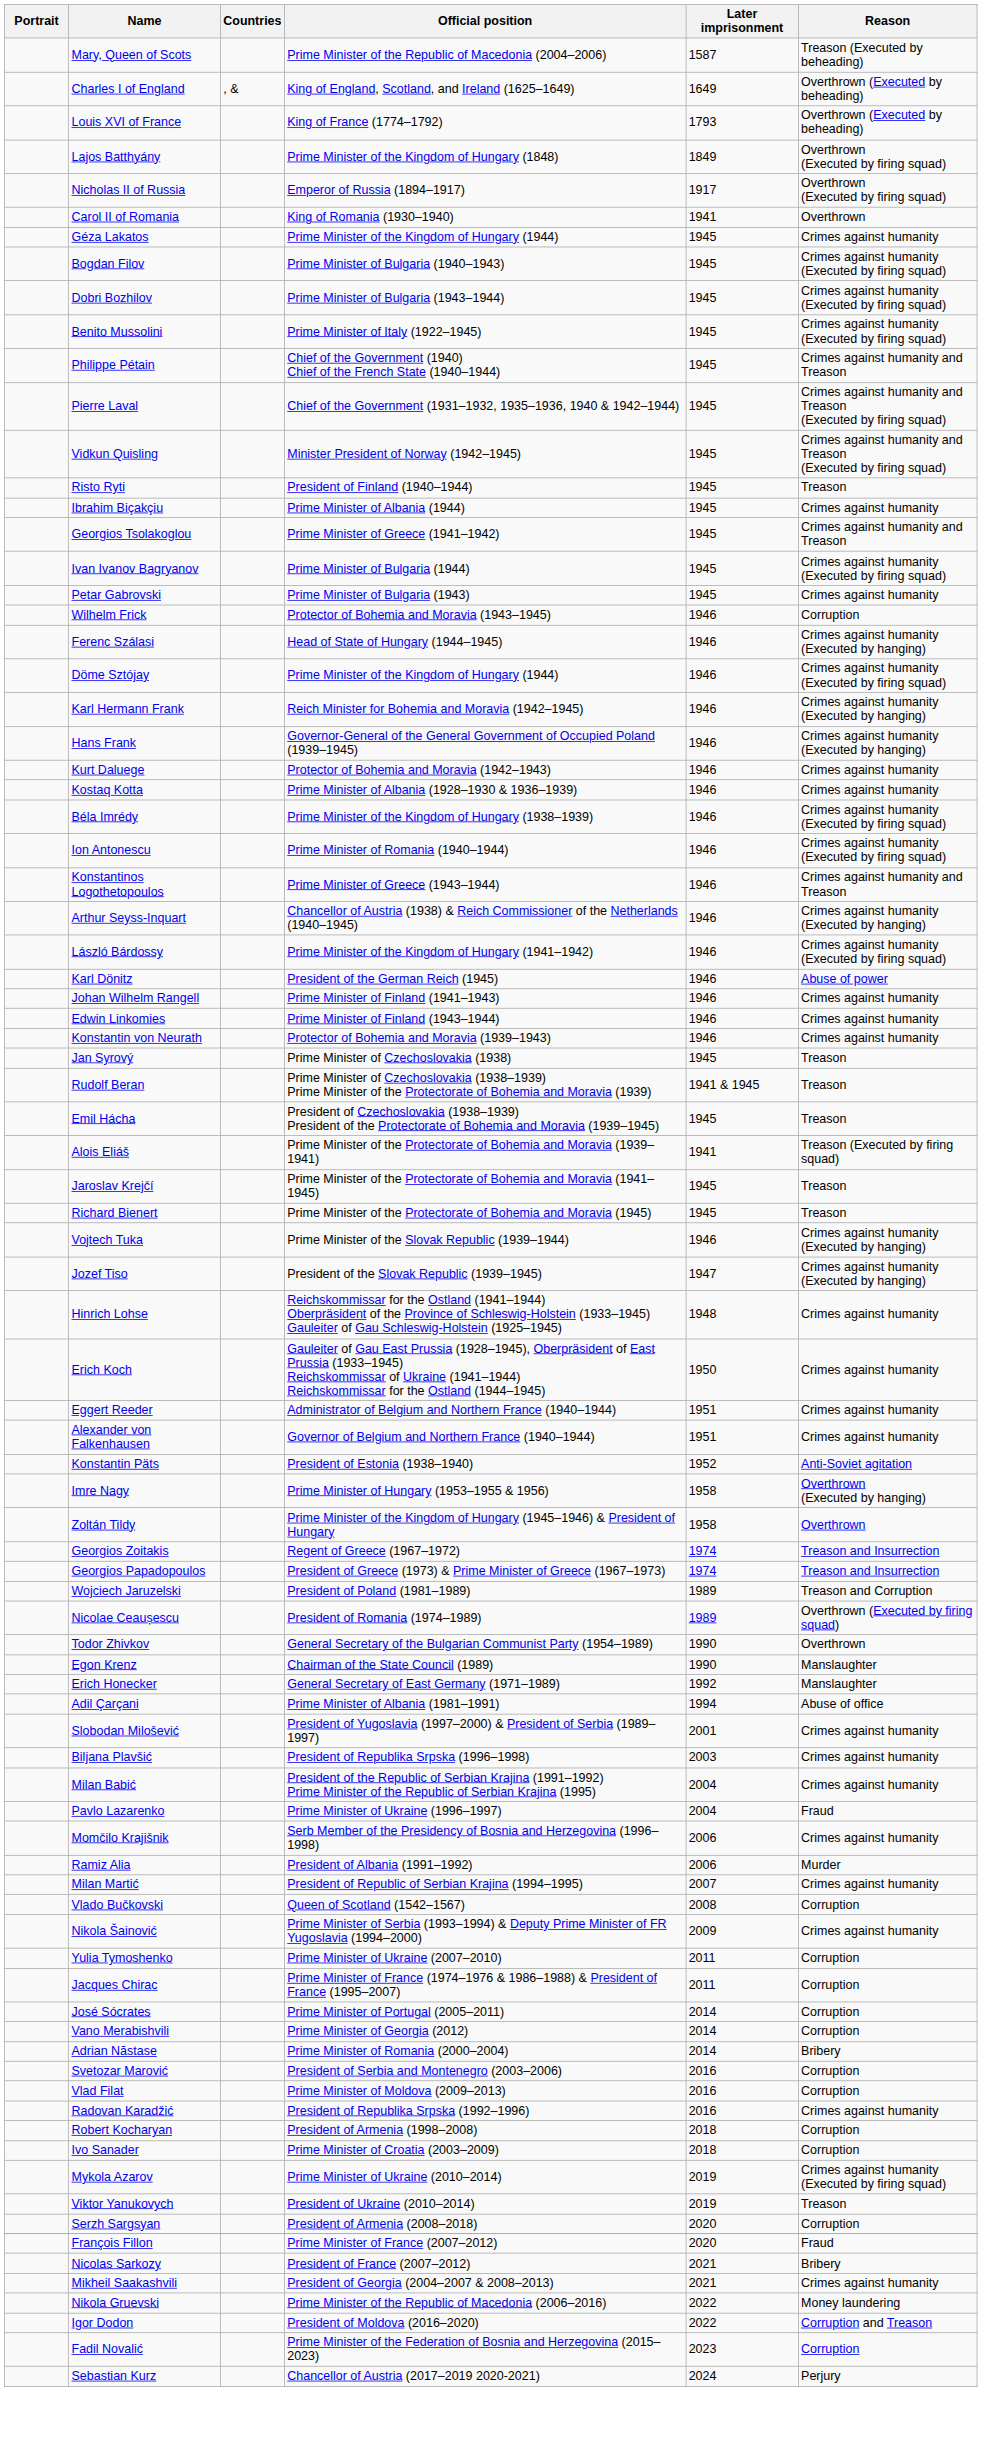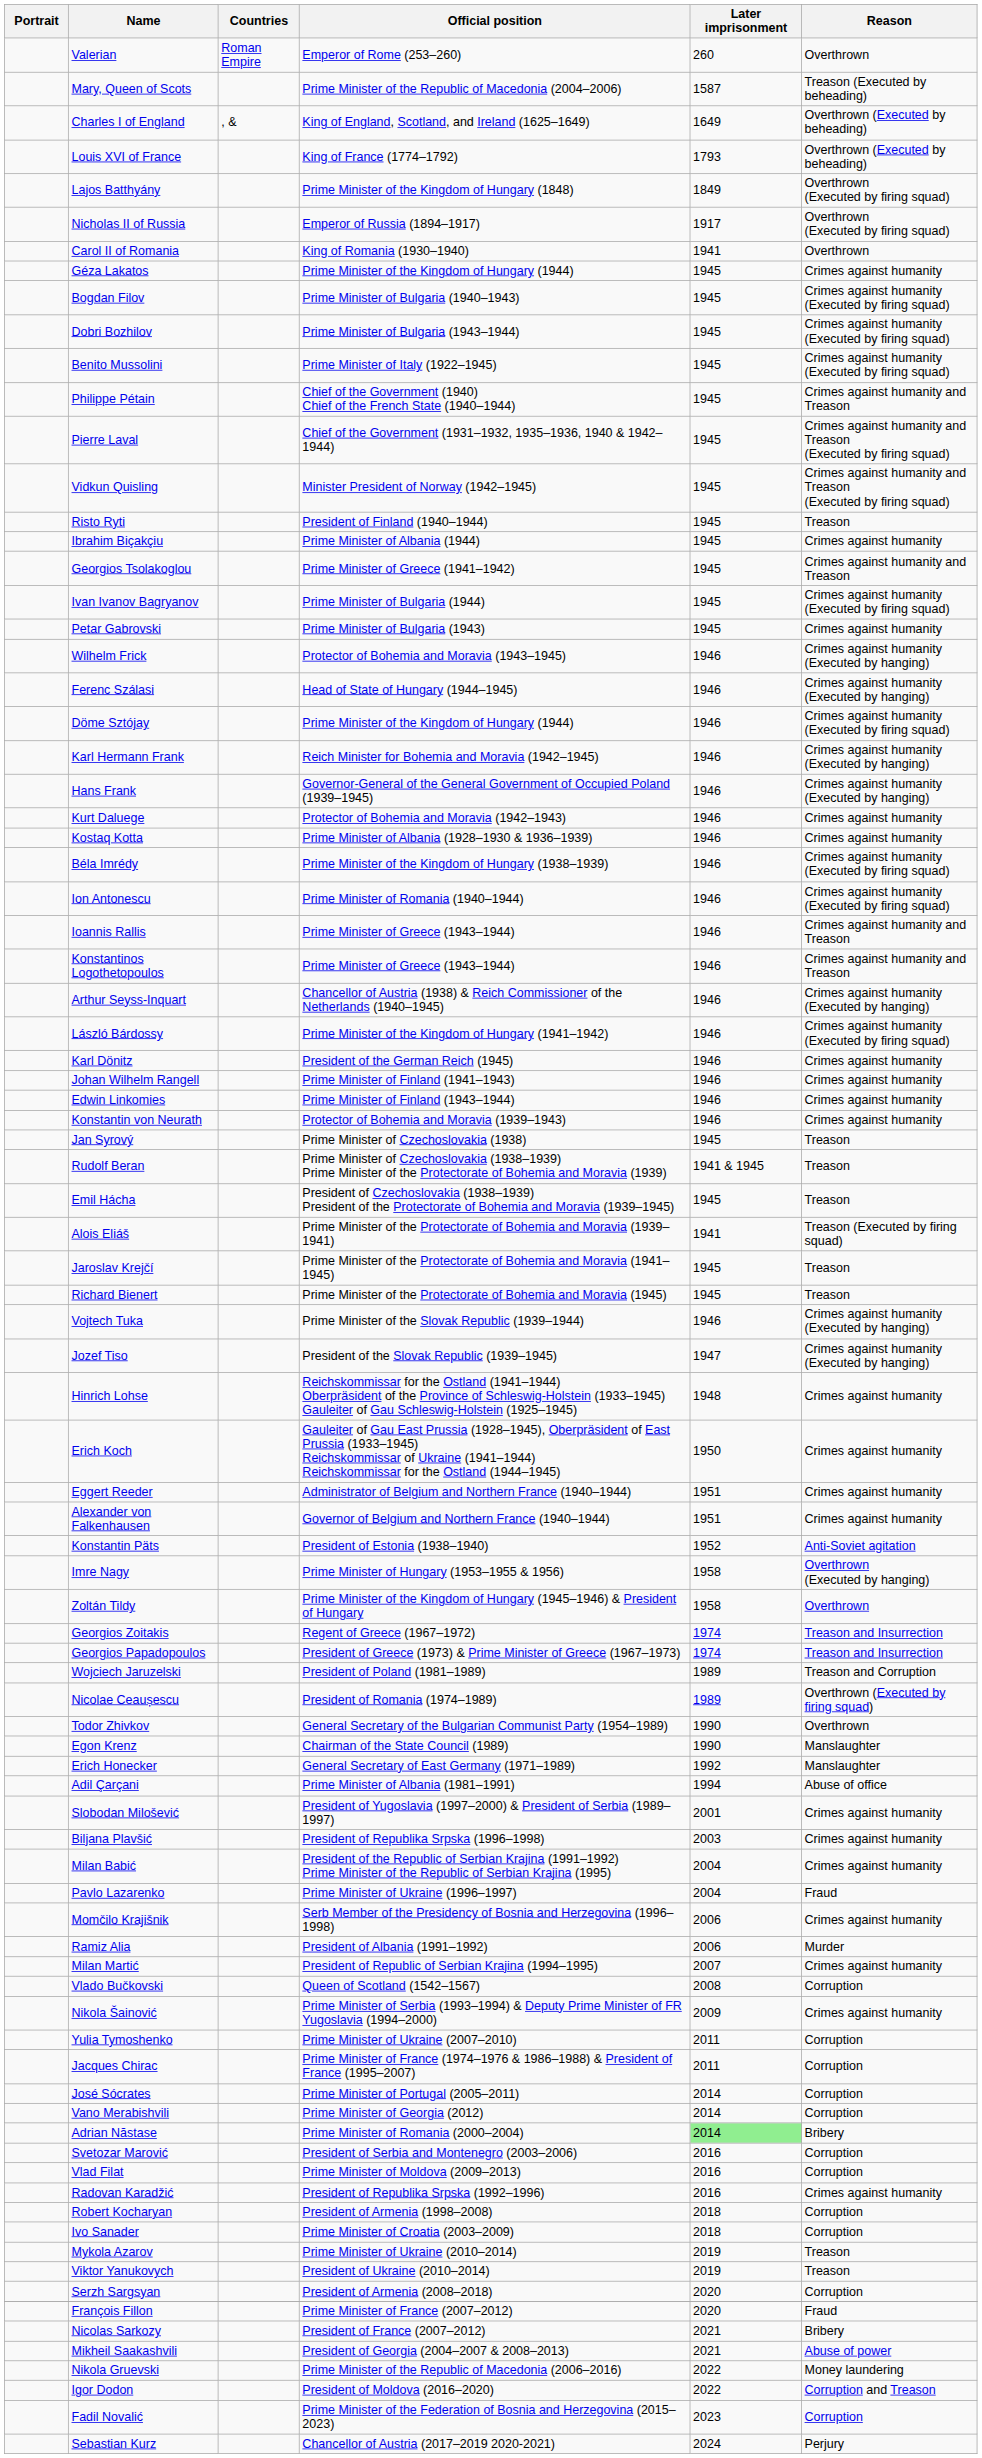+ row: (94, 55)
(830, 615) Corruption -> (873, 655) Crimes against humanity (Executed by hanging)
+ row: (109, 932)
(844, 978) Abuse of power -> (873, 1060) Crimes against humanity
(703, 2051) no background -> (707, 2133) lightgreen background
(874, 2177) Crimes against humanity (Executed by firing squad) -> (827, 2251) Treason
(870, 2283) Crimes against humanity -> (848, 2350) Abuse of power
